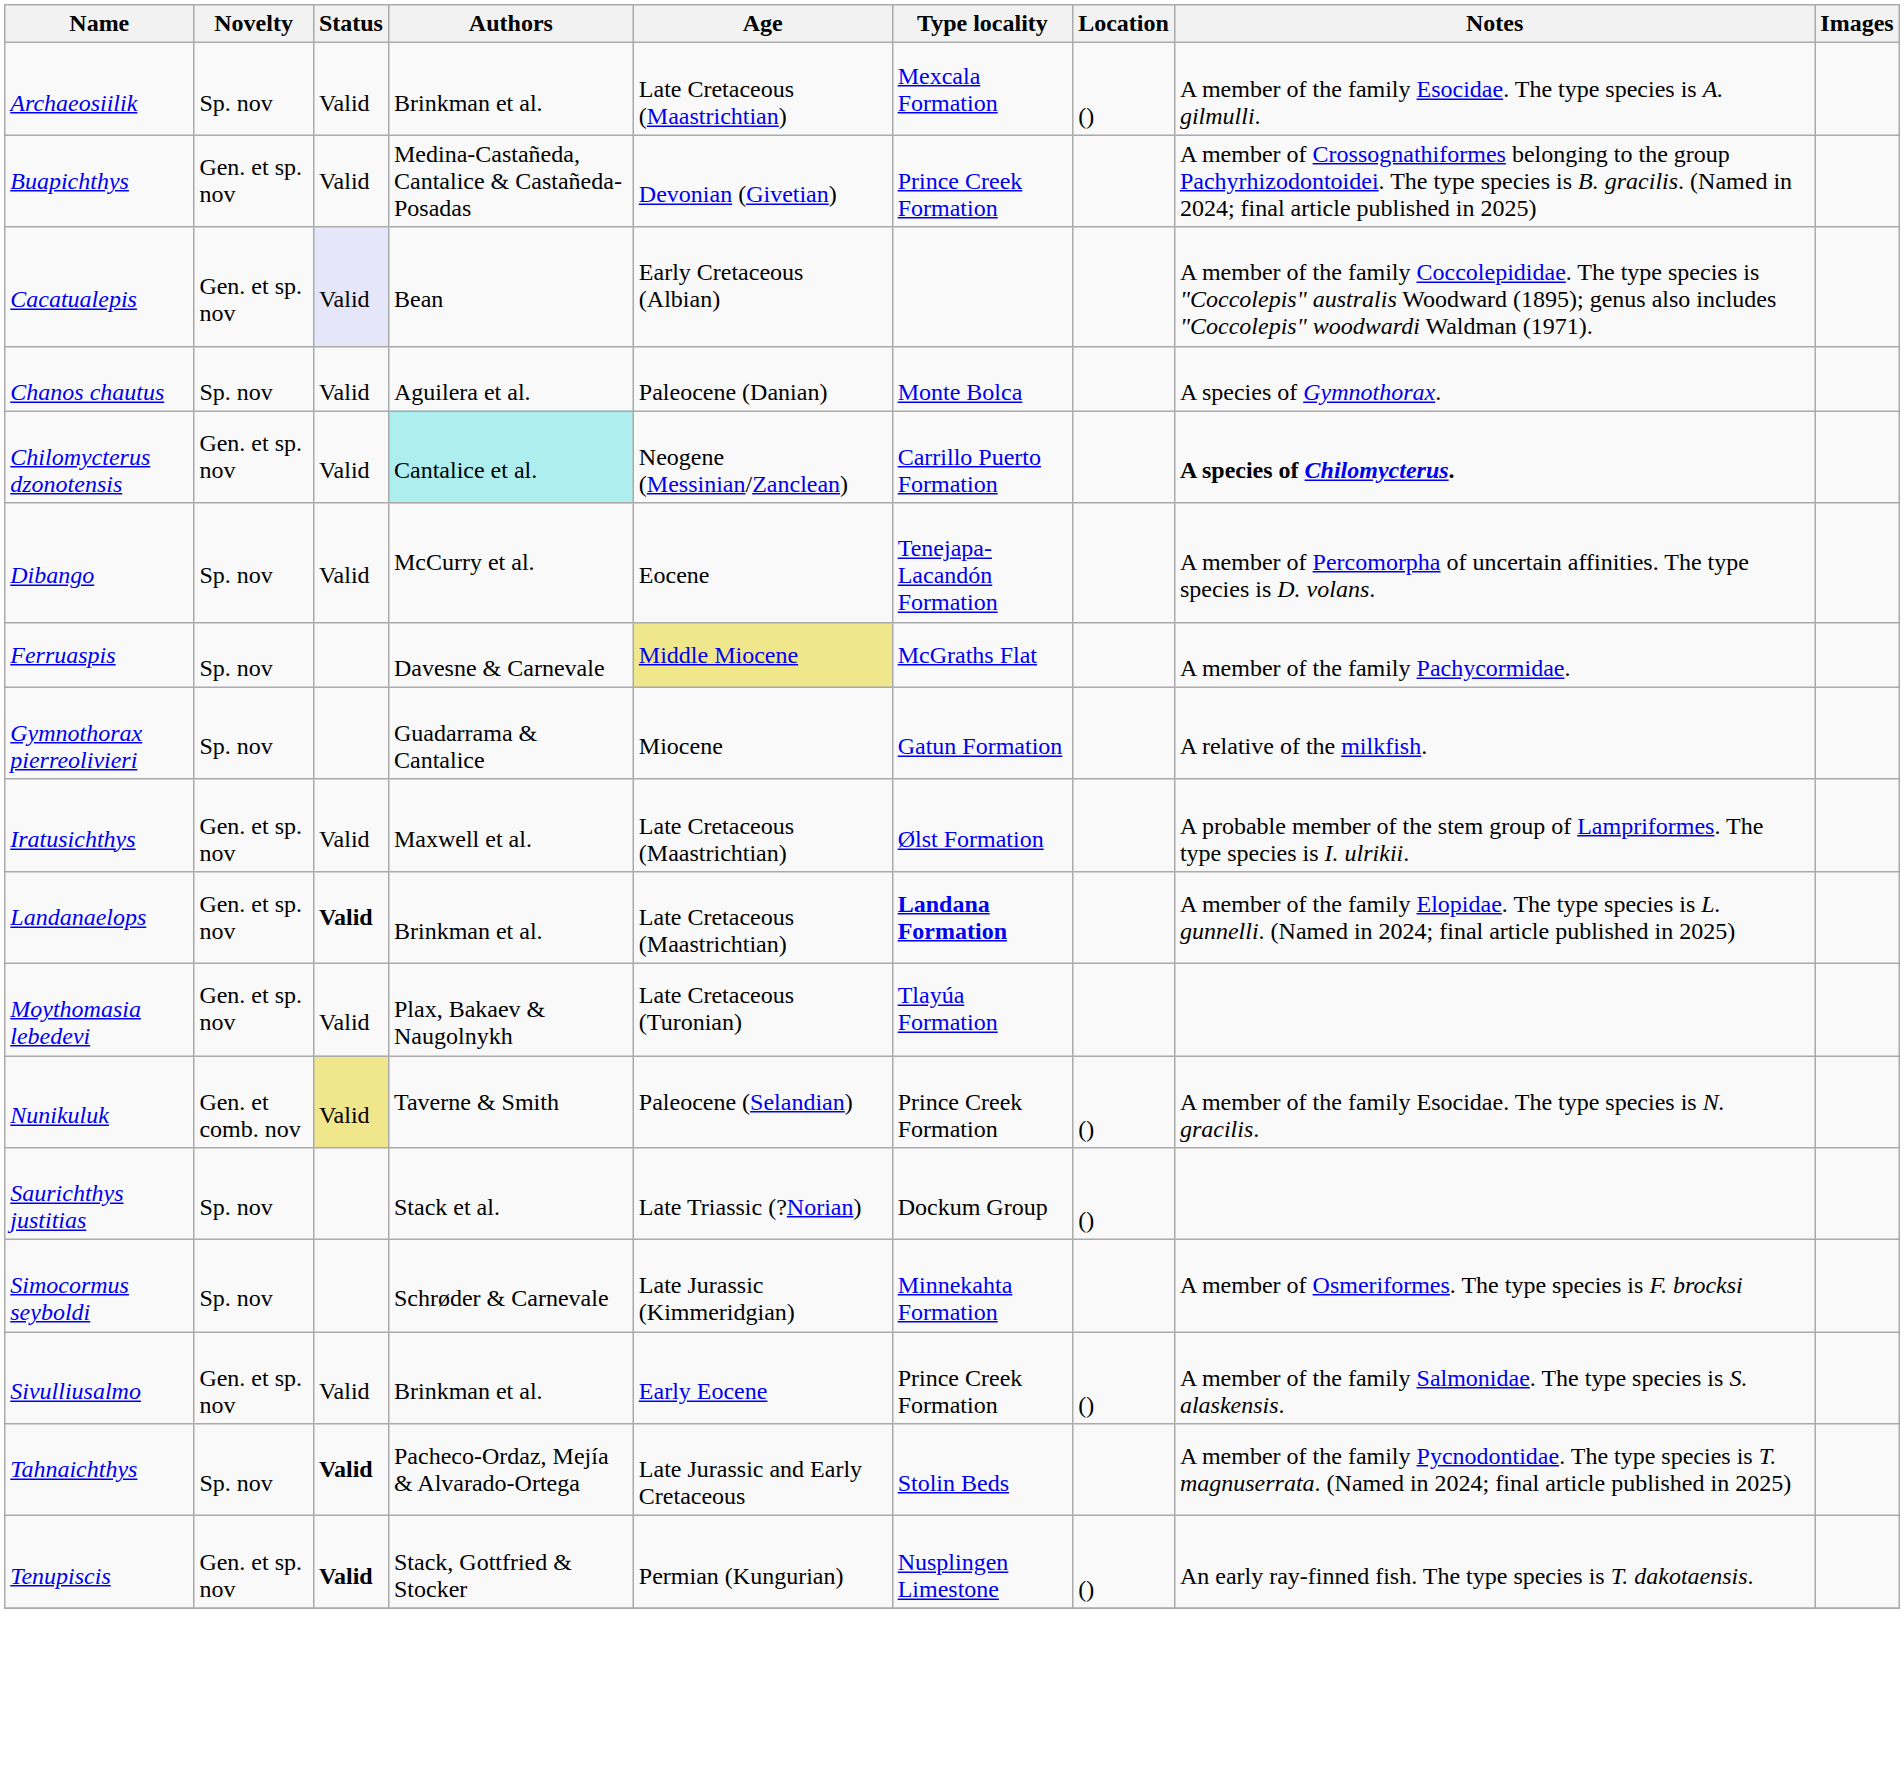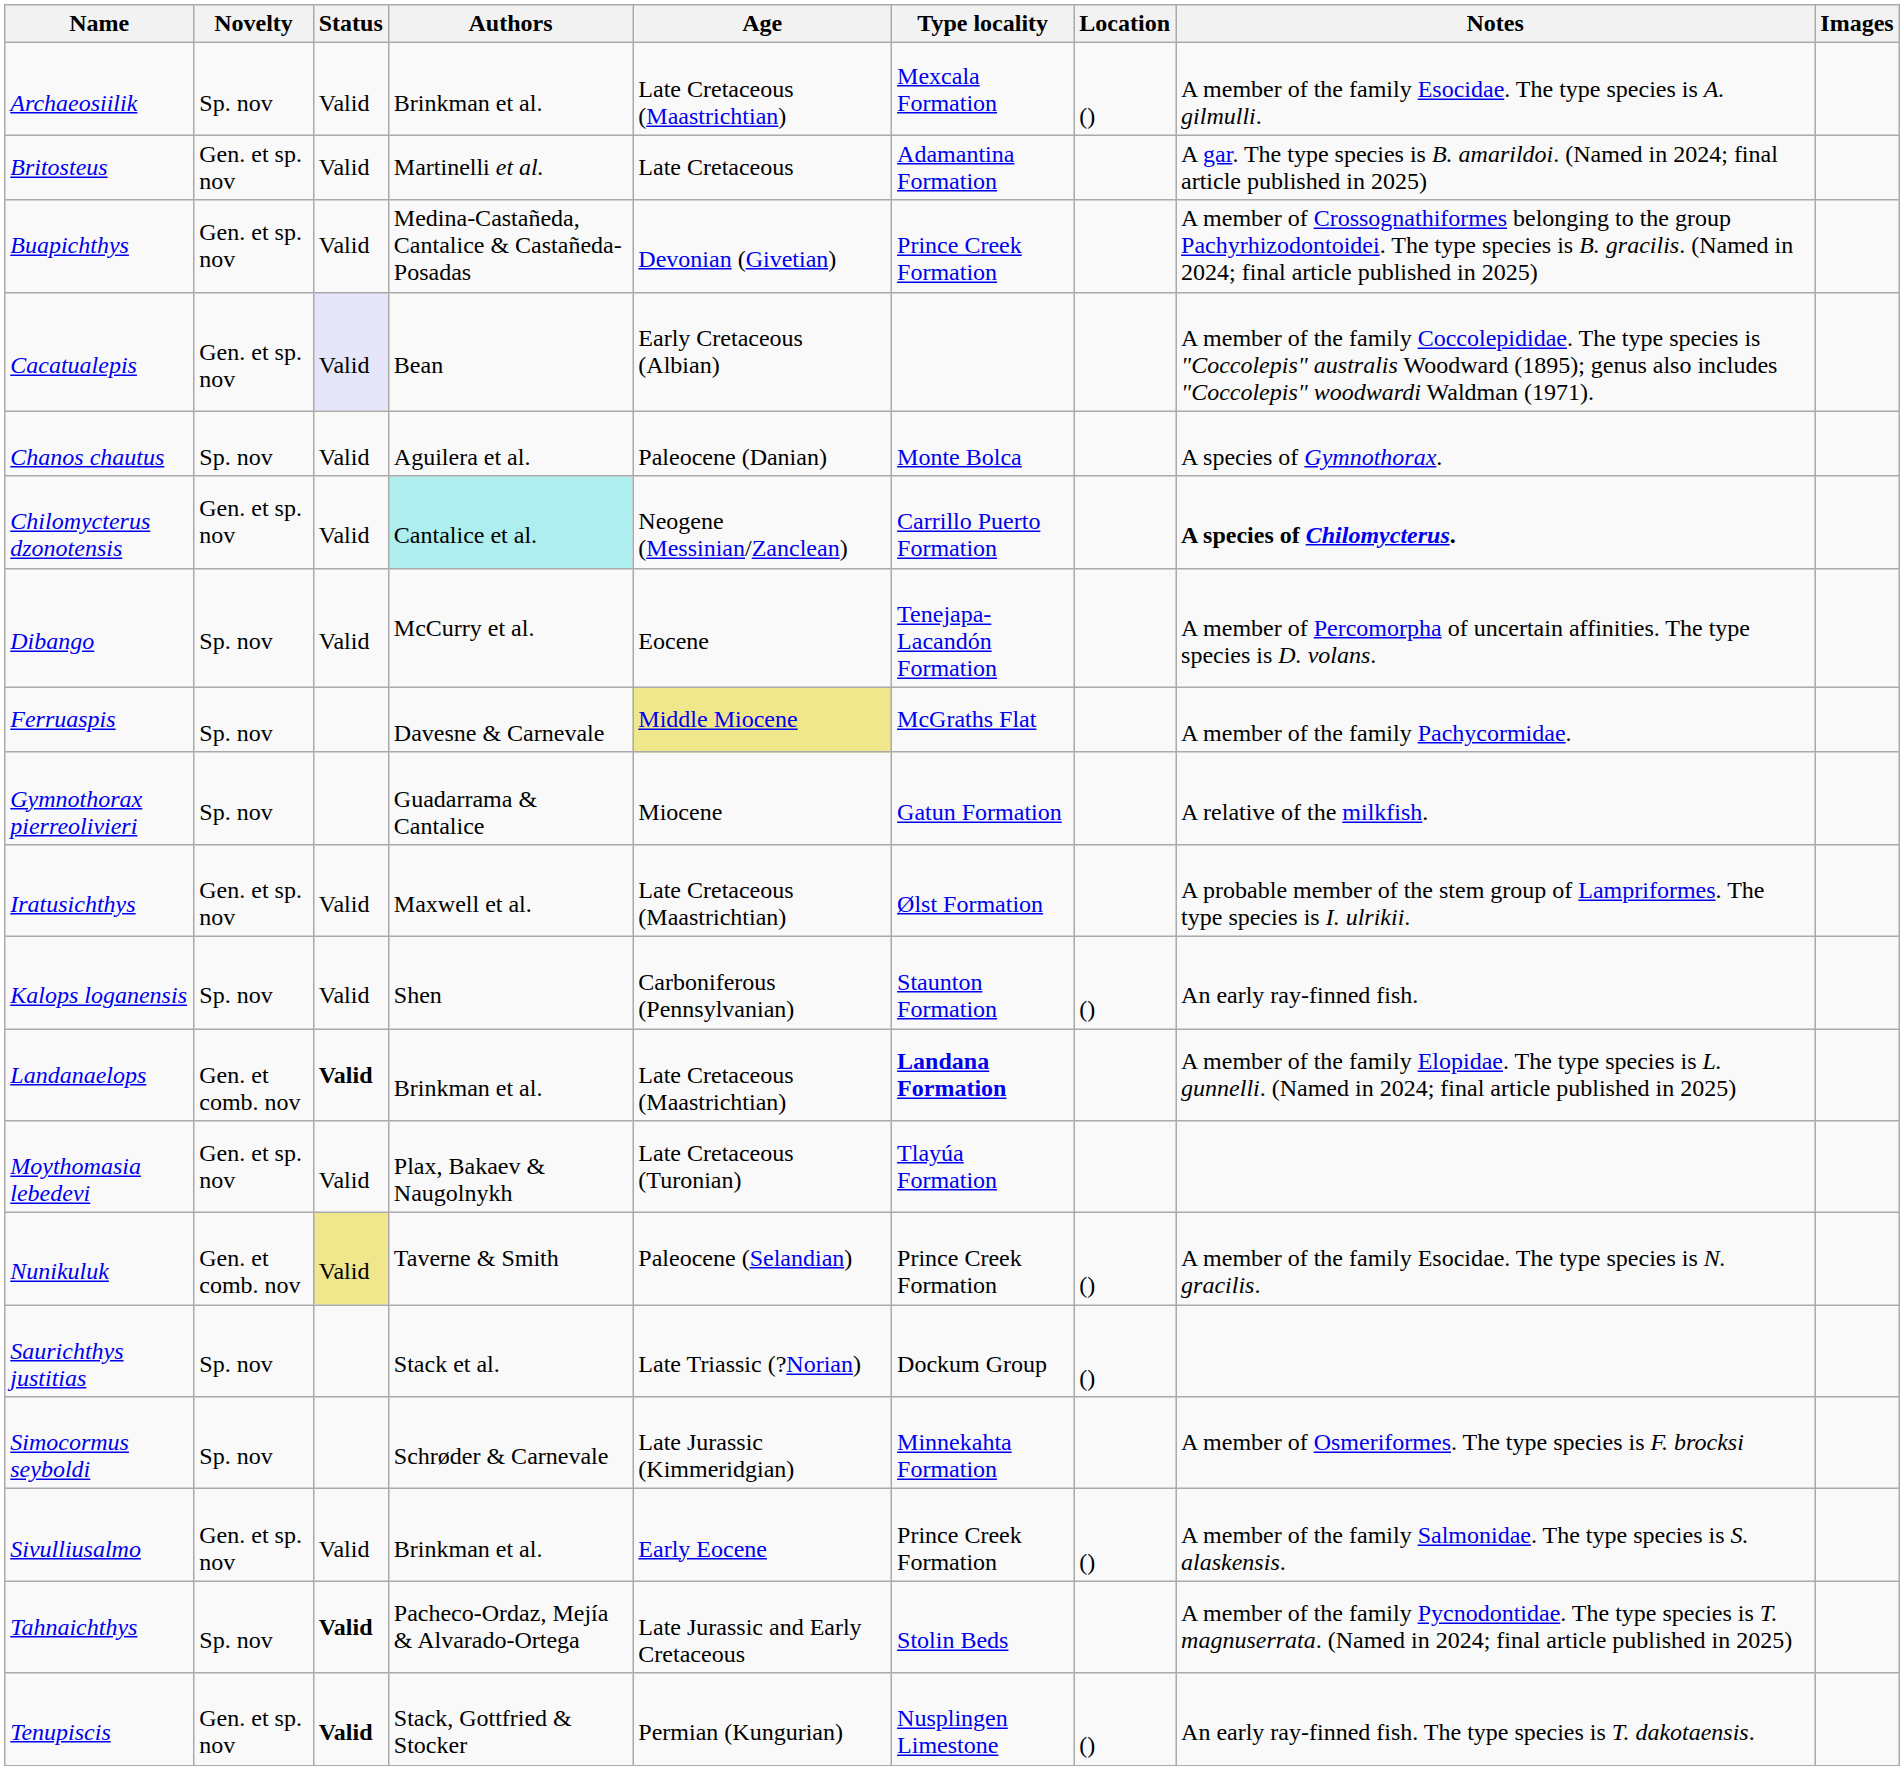+ row: (59, 167)
+ row: (99, 995)
(251, 917) Gen. et sp. nov -> (250, 1087) Gen. et comb. nov
